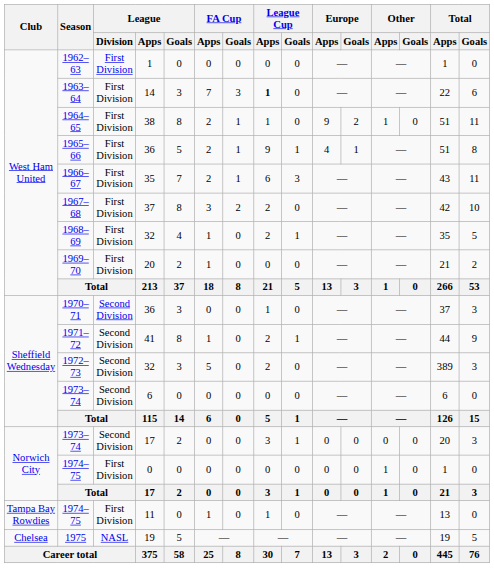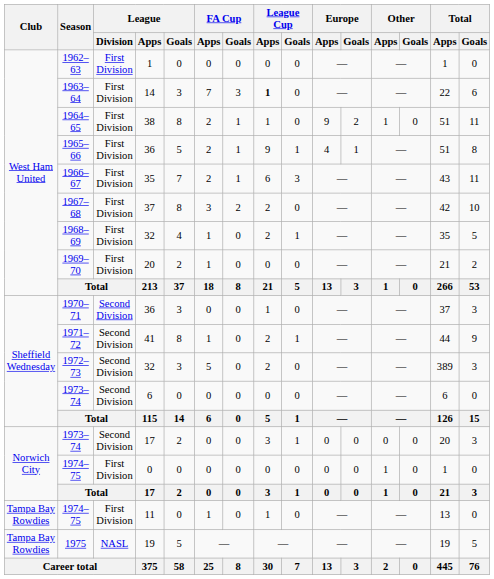(31, 537) Chelsea -> (31, 543) Tampa Bay Rowdies
